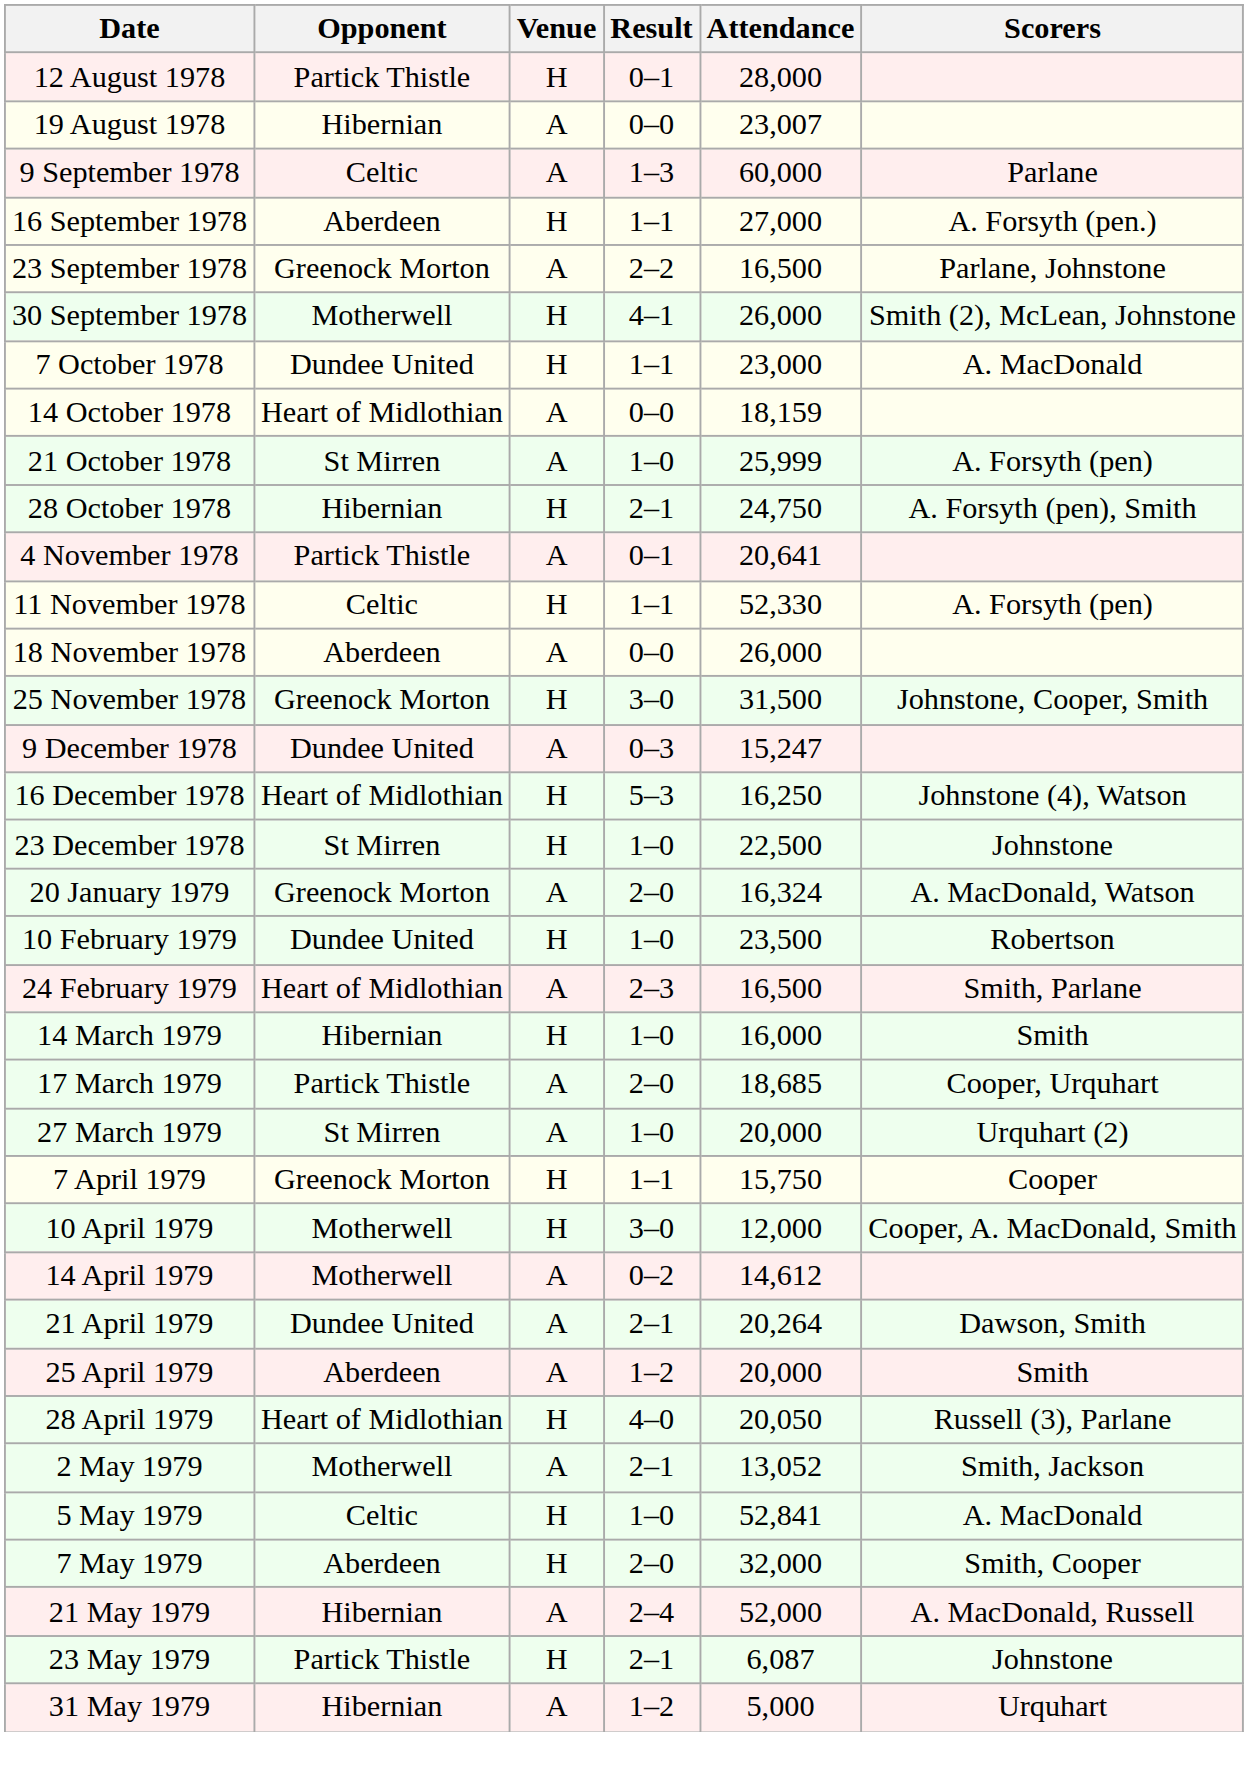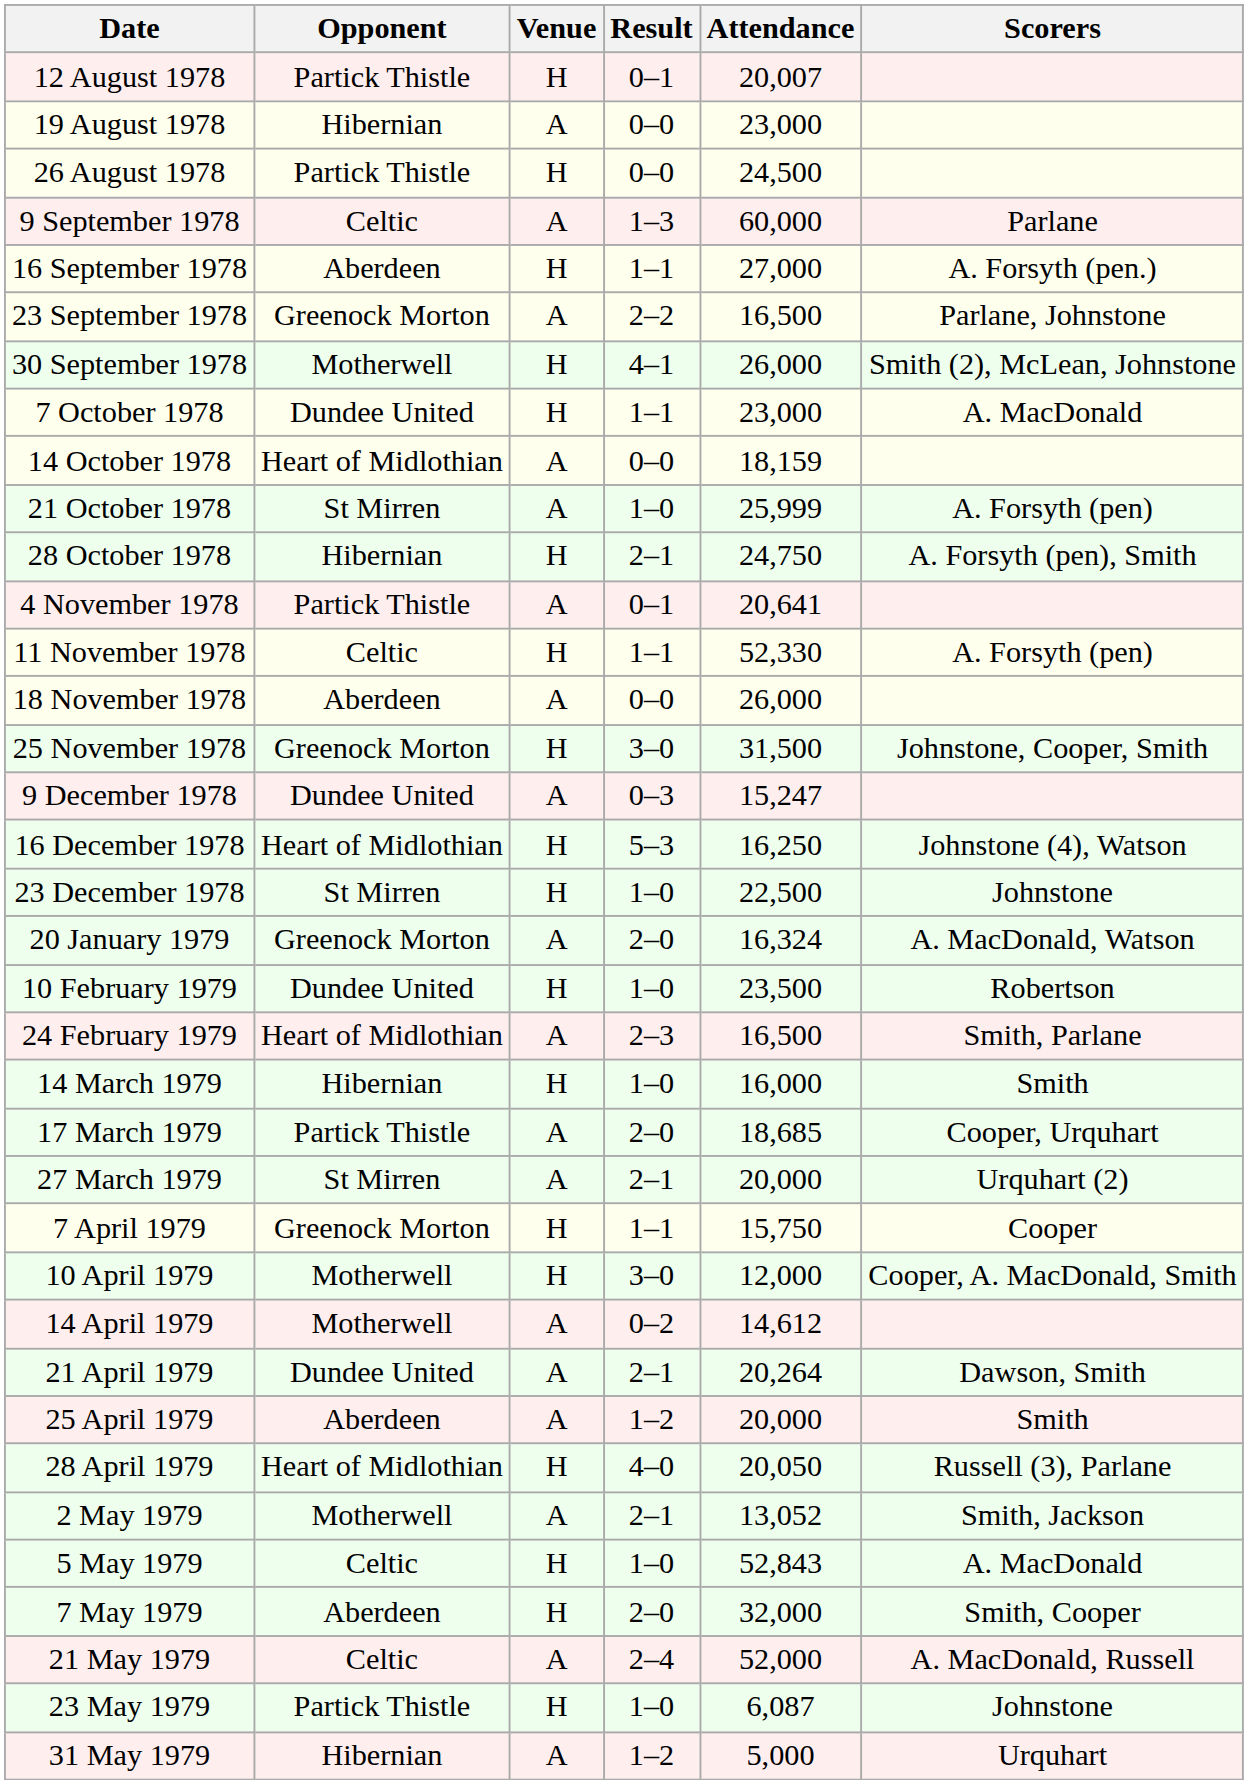(780, 76) 28,000 -> (780, 76) 20,007
(780, 124) 23,007 -> (780, 124) 23,000
+ row: (129, 172)
(651, 1131) 1–0 -> (651, 1179) 2–1
(780, 1515) 52,841 -> (780, 1563) 52,843
(382, 1611) Hibernian -> (382, 1659) Celtic
(651, 1659) 2–1 -> (651, 1707) 1–0
